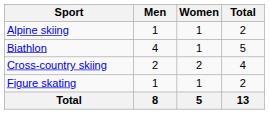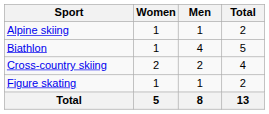columns swapped: (155, 13) <-> (199, 13)
